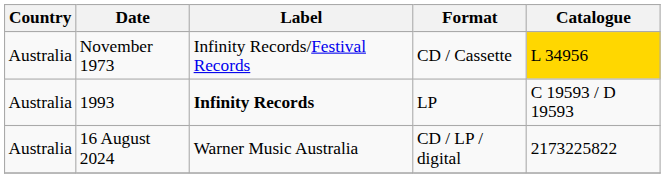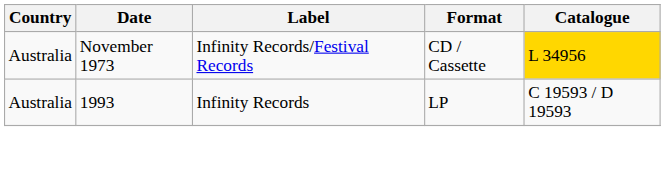(254, 102) bold -> (253, 102) normal
- row: (115, 149)
